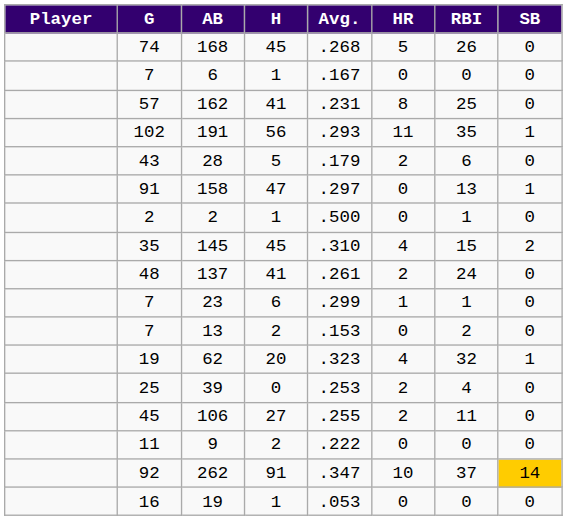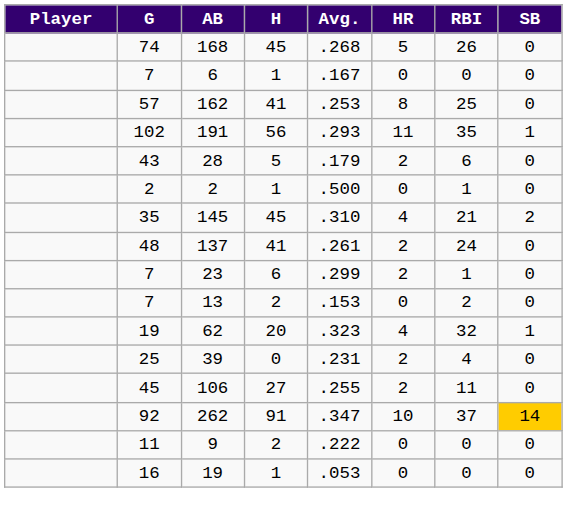(340, 104) .231 -> (340, 104) .253
- row: (213, 189)
(466, 246) 15 -> (466, 218) 21
(403, 303) 1 -> (403, 274) 2
(340, 388) .253 -> (340, 360) .231
rows swapped: (213, 473) <-> (213, 445)
